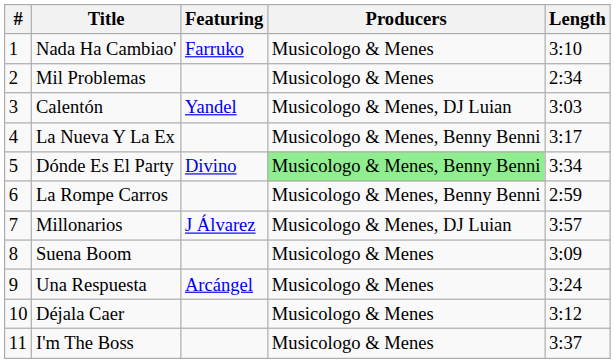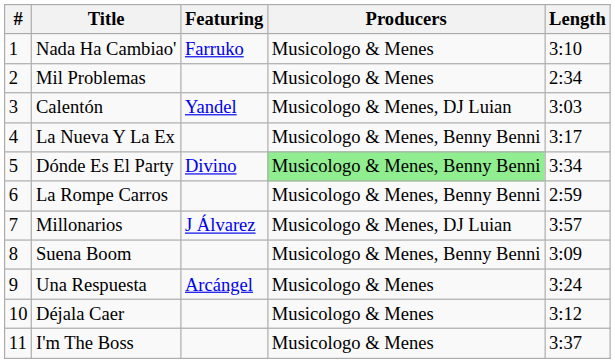(353, 254) Musicologo & Menes -> (406, 254) Musicologo & Menes, Benny Benni
